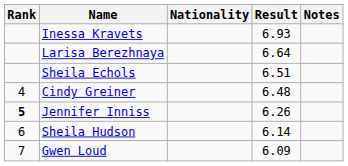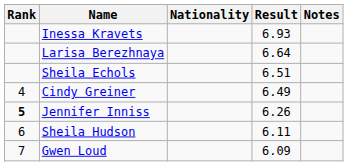(276, 92) 6.48 -> (276, 92) 6.49
(276, 131) 6.14 -> (276, 131) 6.11
